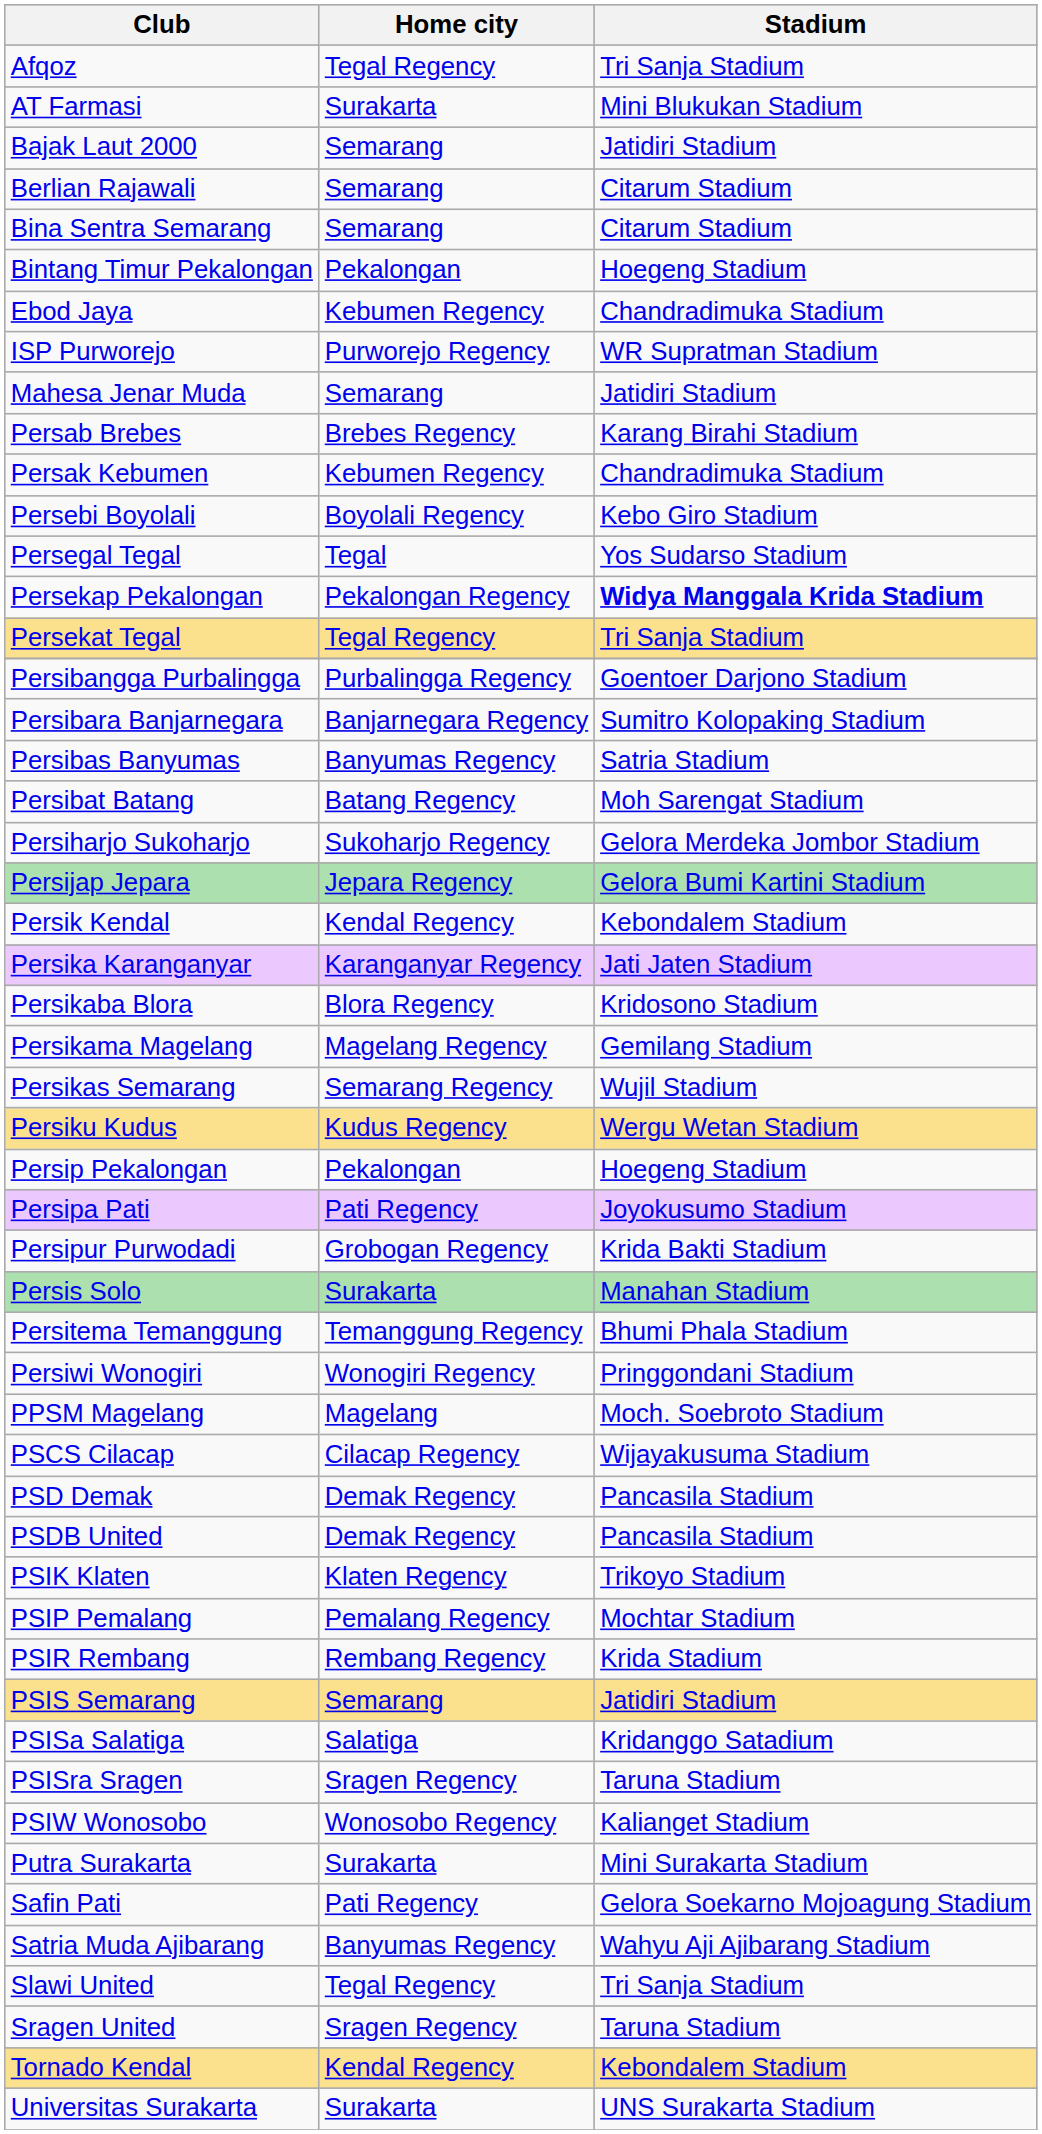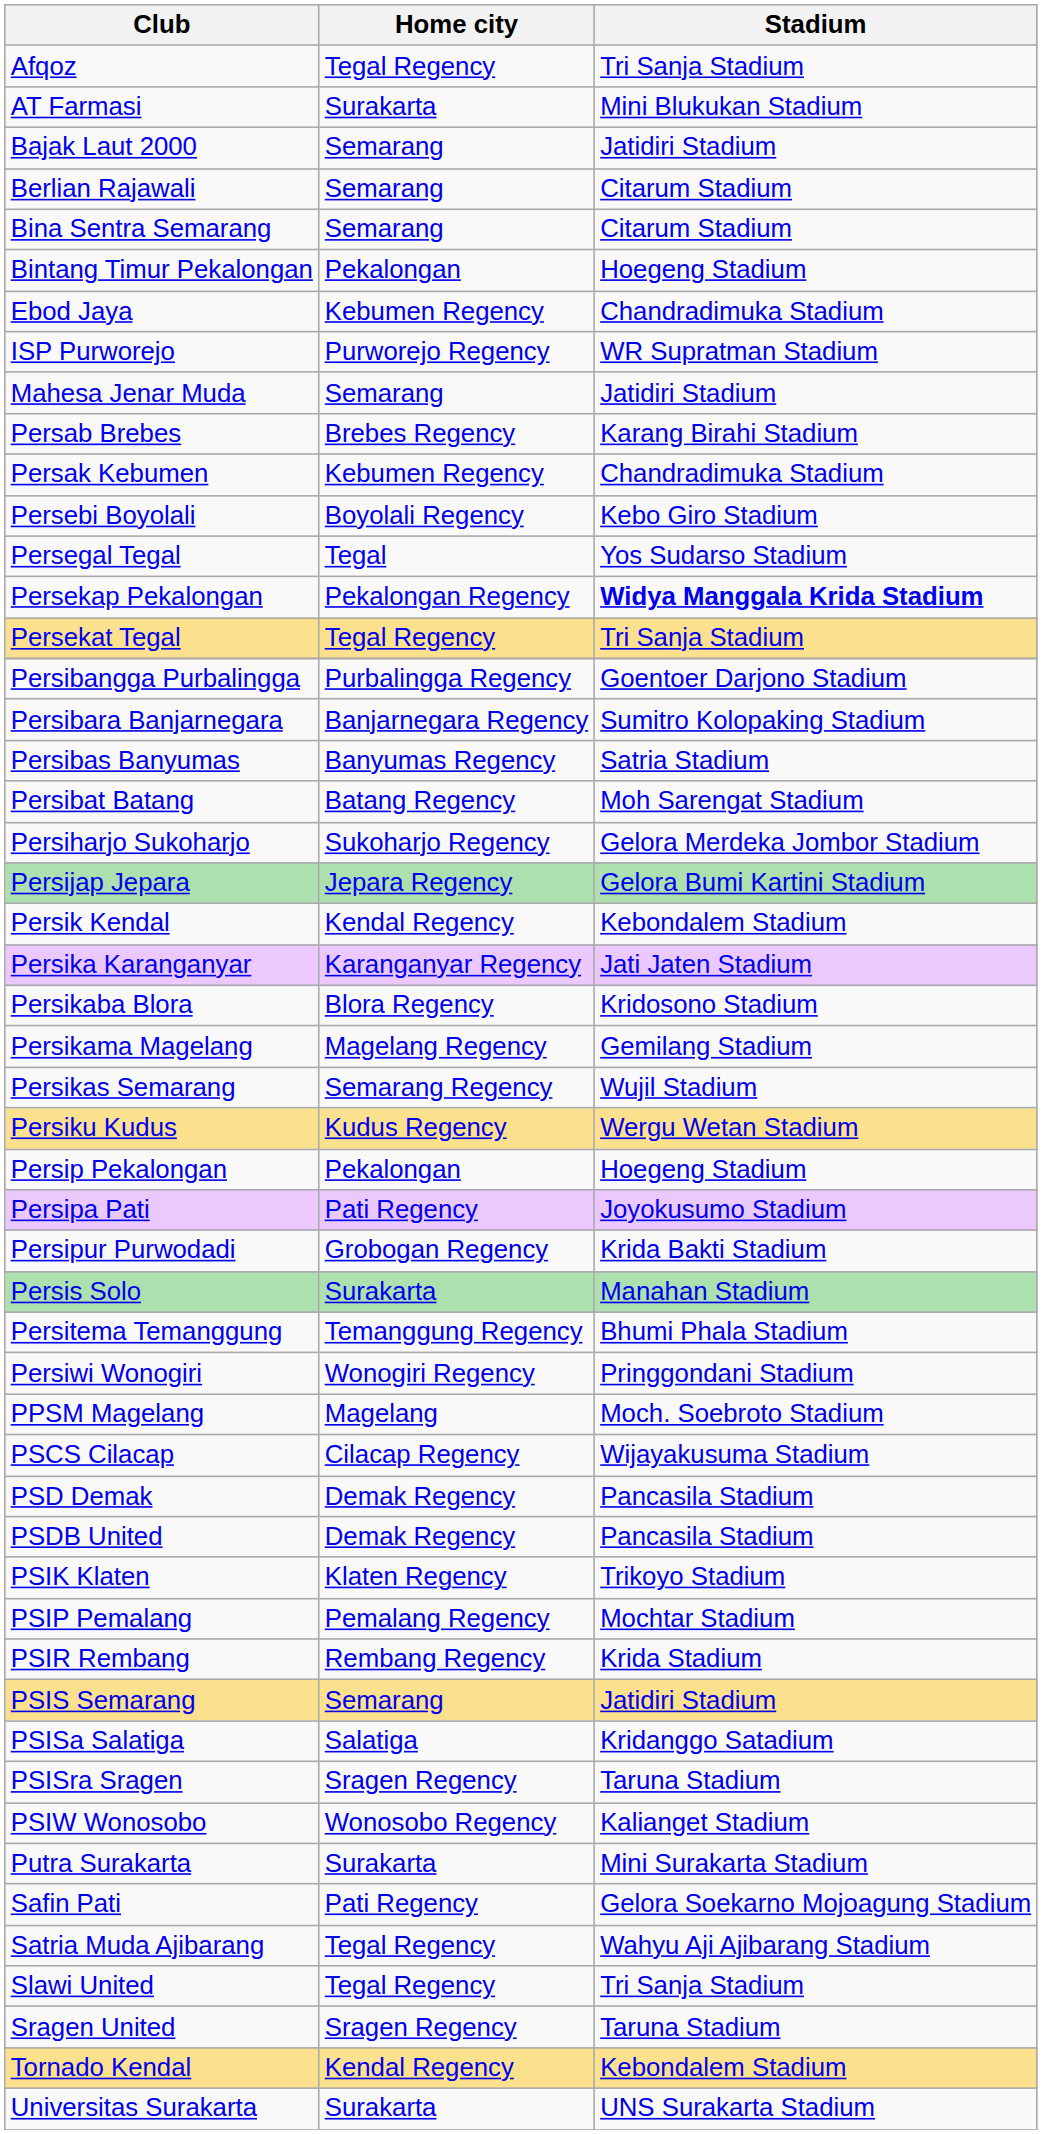(440, 1945) Banyumas Regency -> (410, 1945) Tegal Regency
